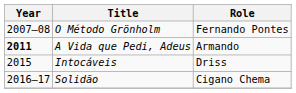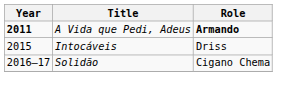- row: (108, 30)
(218, 46) normal -> (218, 30) bold
